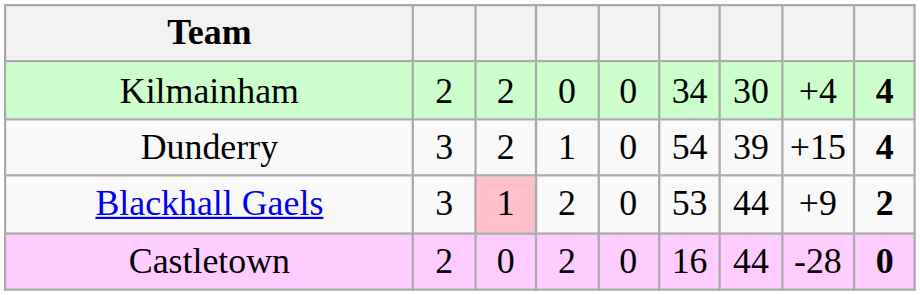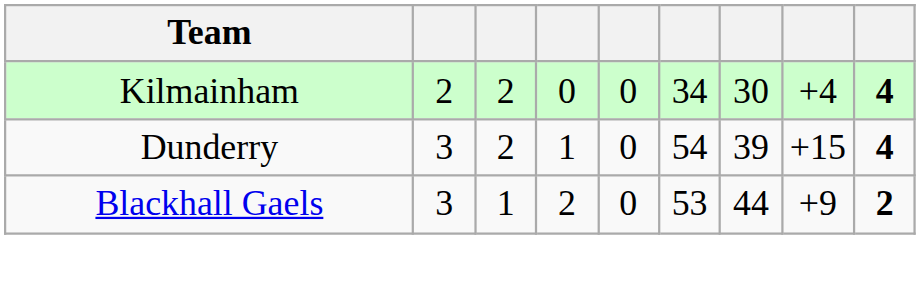(506, 203) pink background -> (506, 203) no background
- row: (209, 260)
